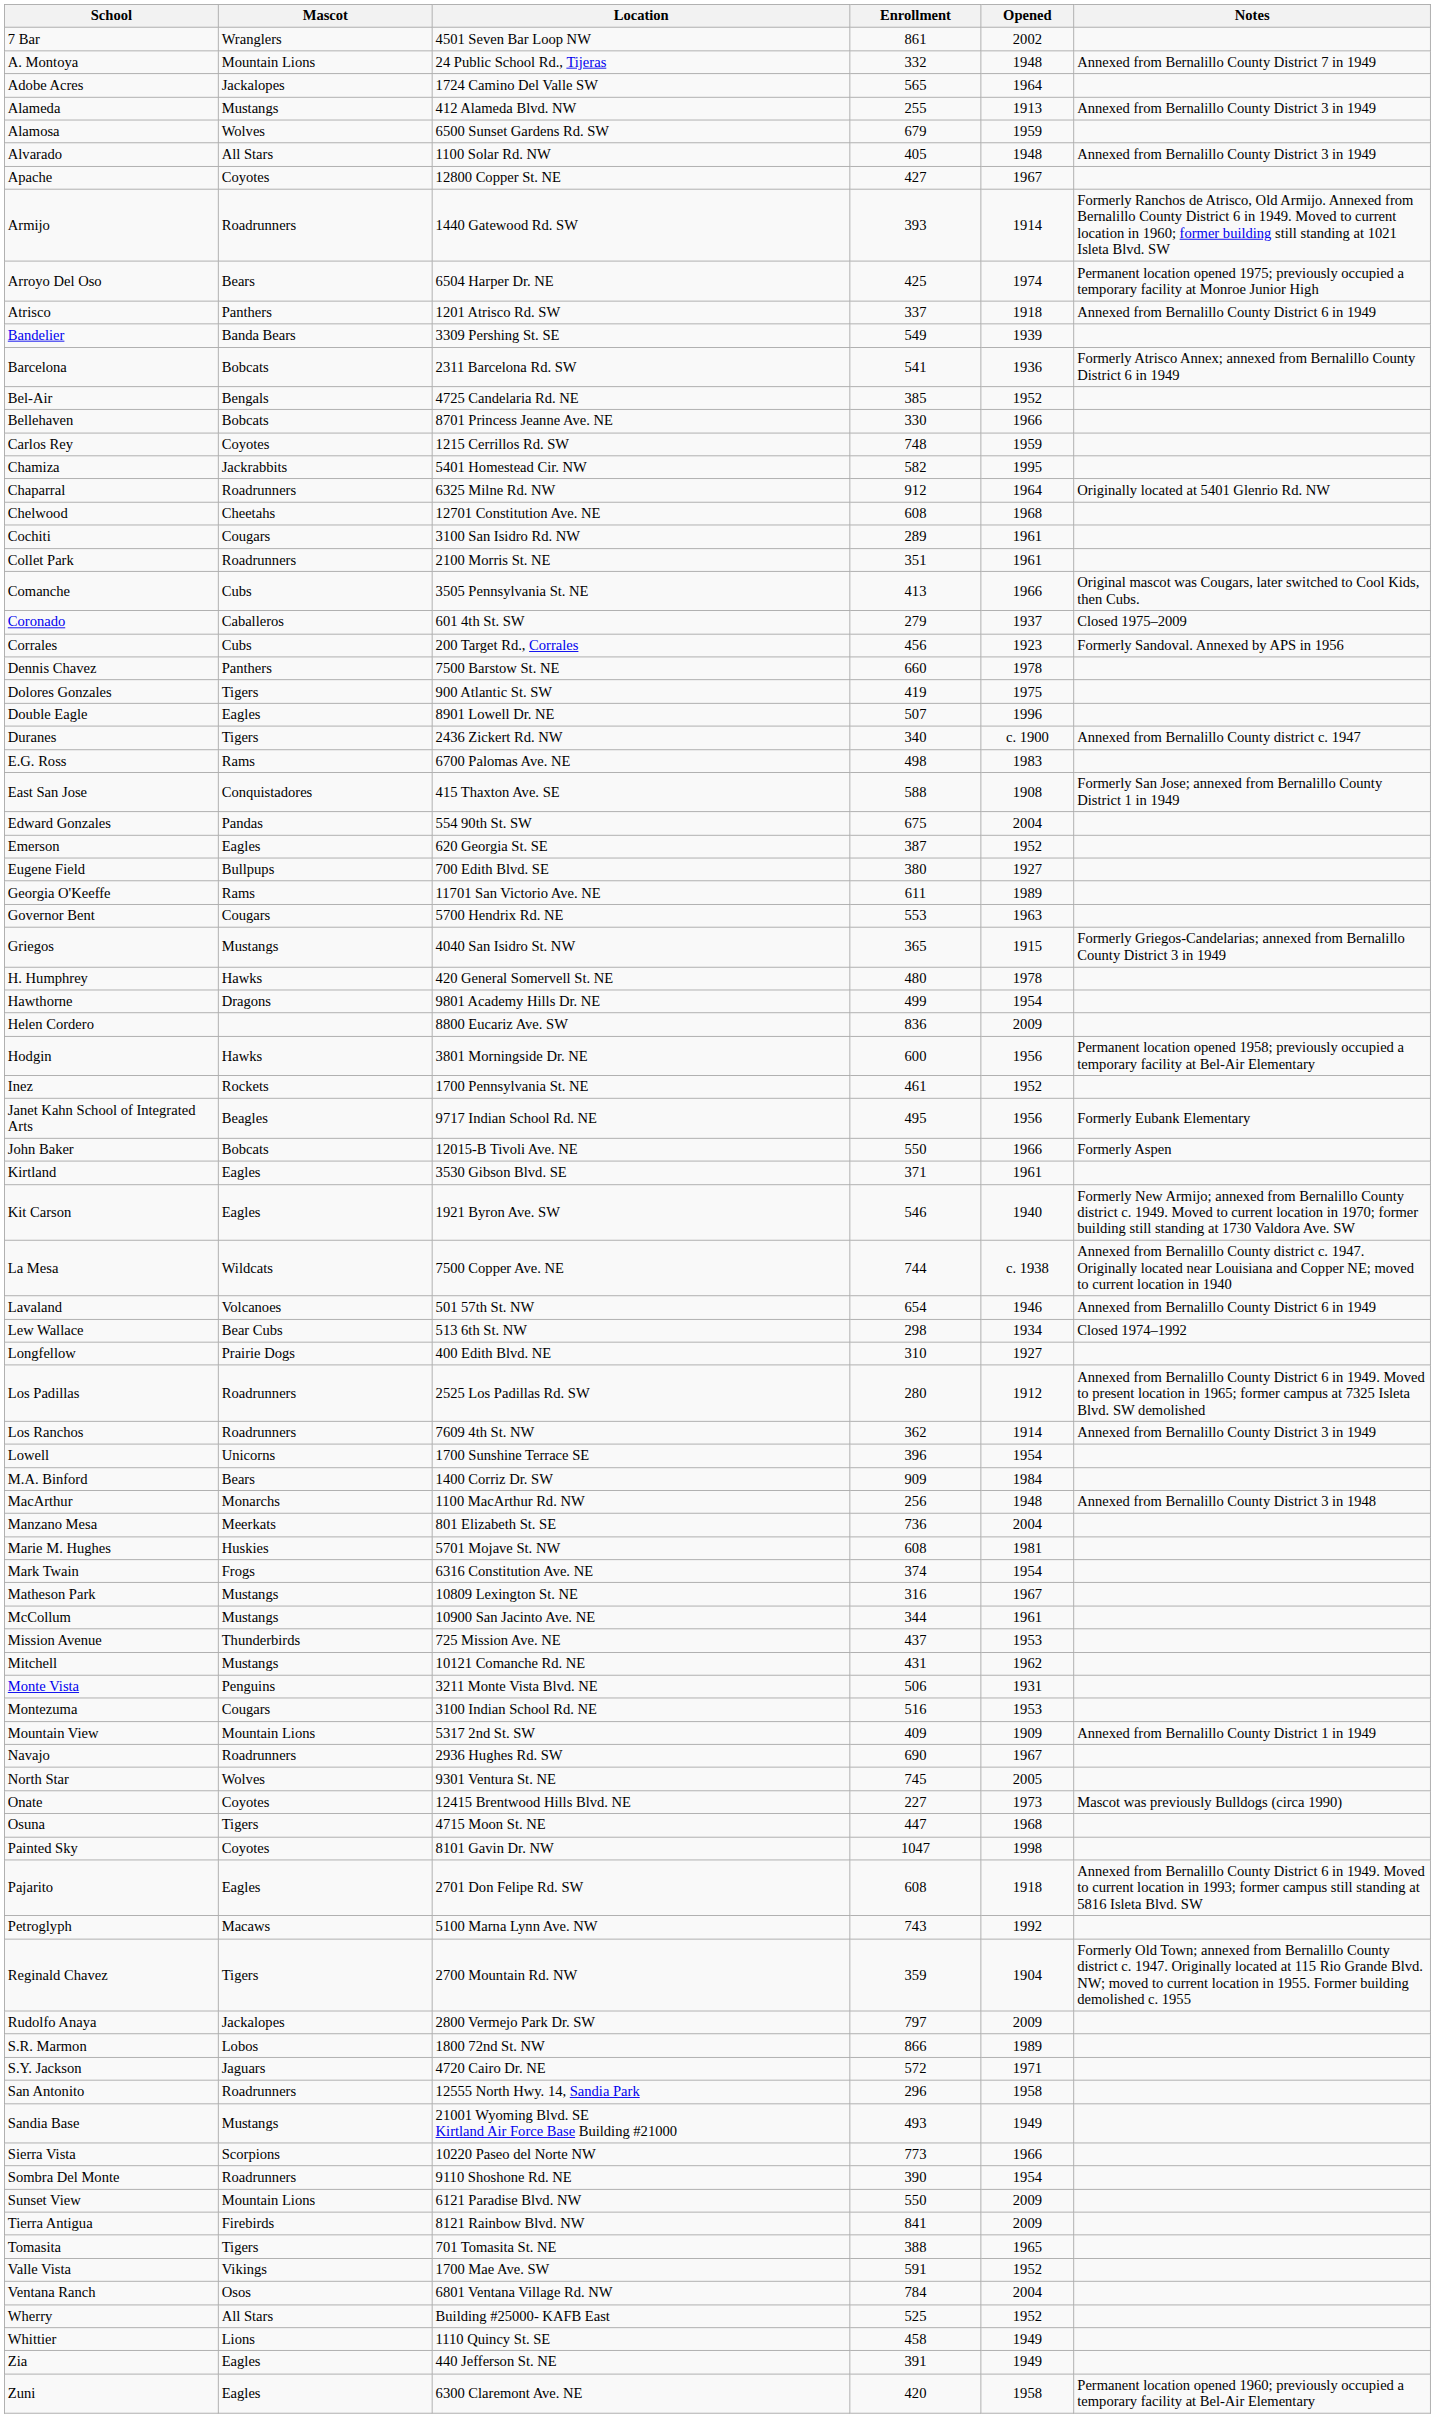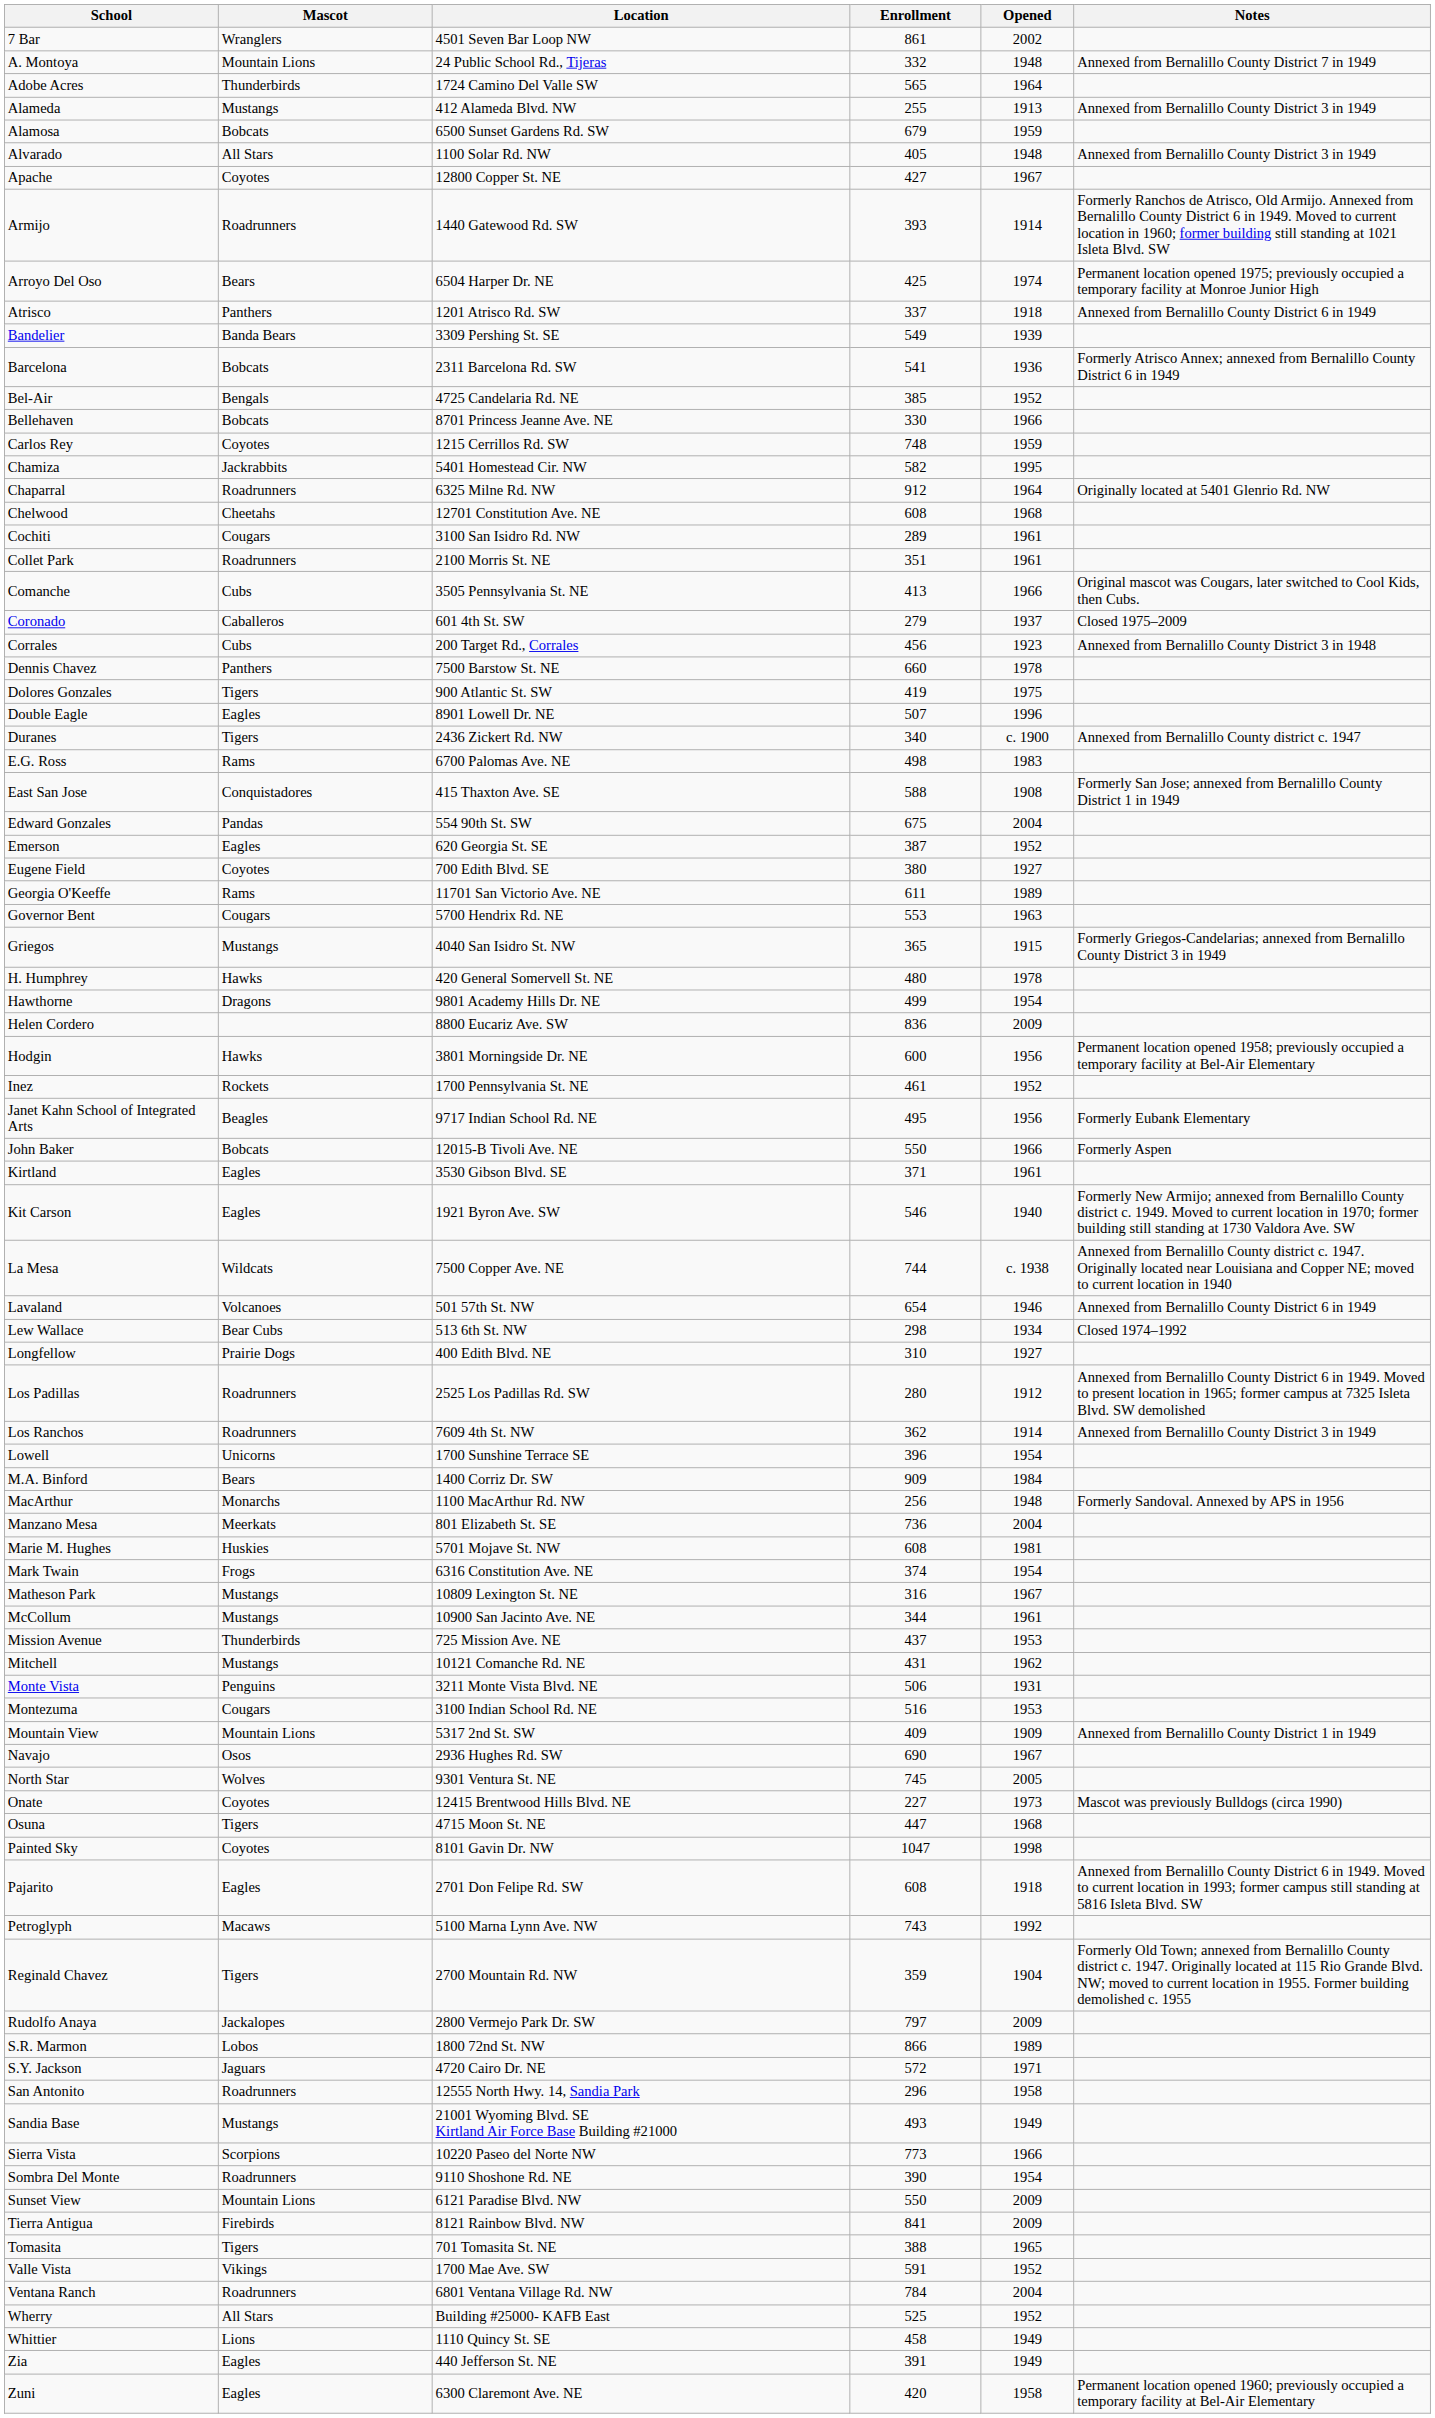(253, 85) Jackalopes -> (261, 85) Thunderbirds
(243, 131) Wolves -> (245, 131) Bobcats
(1211, 645) Formerly Sandoval. Annexed by APS in 1956 -> (1227, 645) Annexed from Bernalillo County District 3 in 1948
(248, 869) Bullpups -> (246, 869) Coyotes
(1227, 1501) Annexed from Bernalillo County District 3 in 1948 -> (1211, 1501) Formerly Sandoval. Annexed by APS in 1956
(259, 1755) Roadrunners -> (236, 1755) Osos
(236, 2292) Osos -> (259, 2292) Roadrunners
